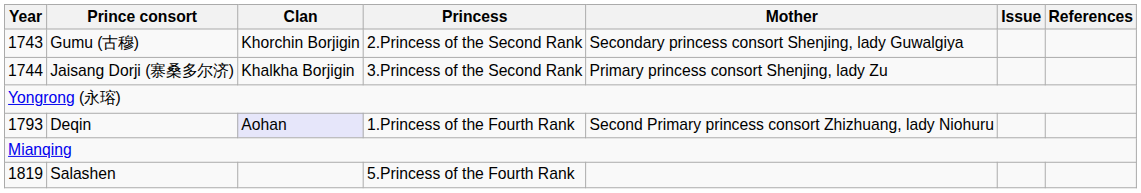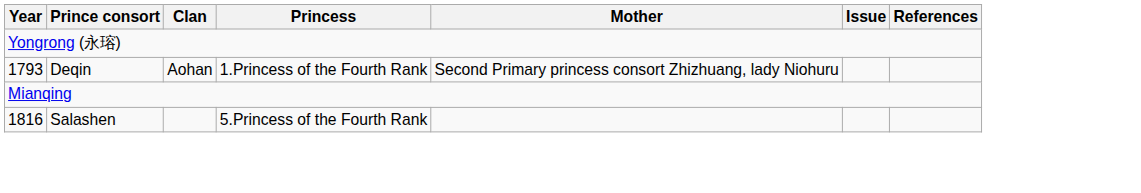- row: (95, 42)
- row: (142, 70)
(264, 125) lavender background -> (190, 69) no background
(26, 174) 1819 -> (26, 119) 1816
